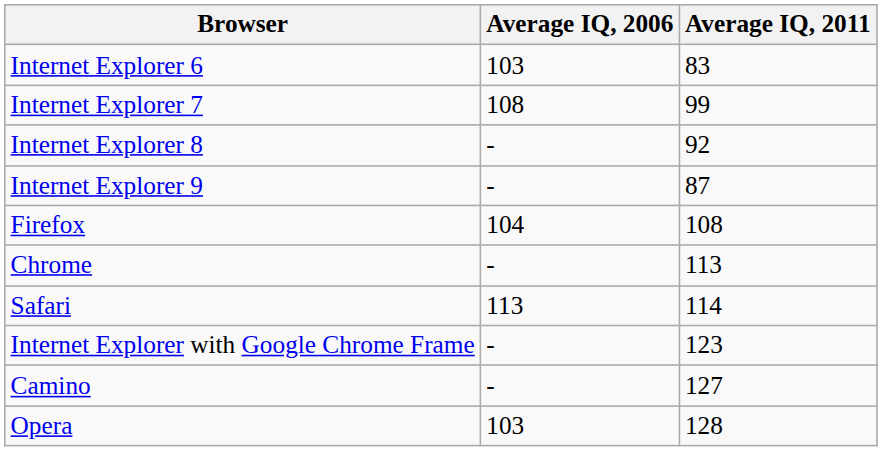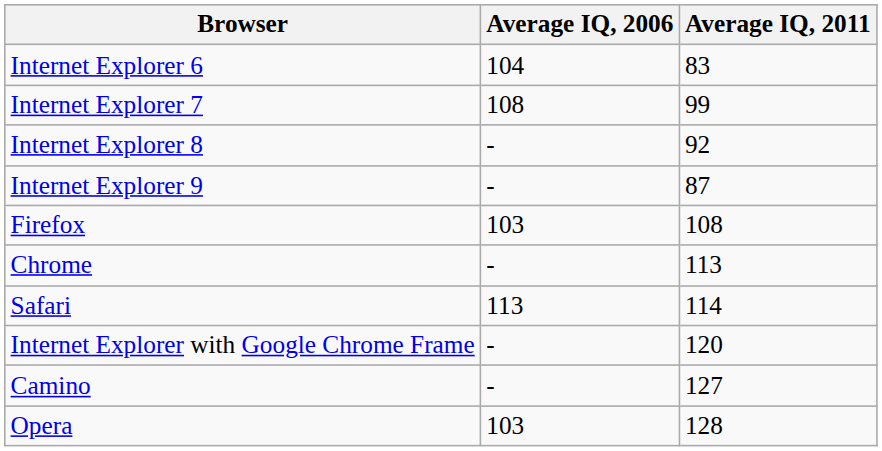(505, 64) 103 -> (505, 64) 104
(505, 225) 104 -> (505, 225) 103
(704, 345) 123 -> (704, 345) 120
